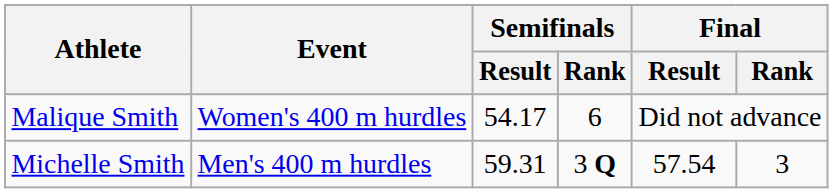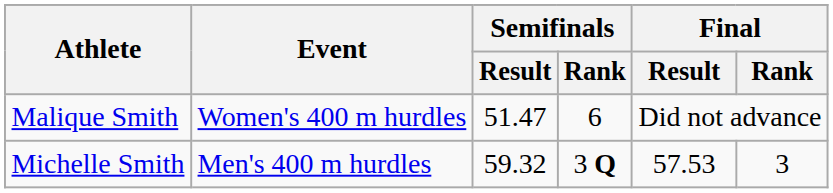(515, 117) 54.17 -> (515, 117) 51.47
(515, 163) 59.31 -> (515, 163) 59.32
(684, 163) 57.54 -> (684, 163) 57.53
